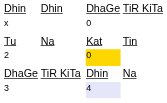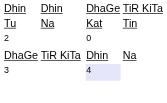- row: (6, 23)
(89, 55) gold background -> (89, 38) no background
